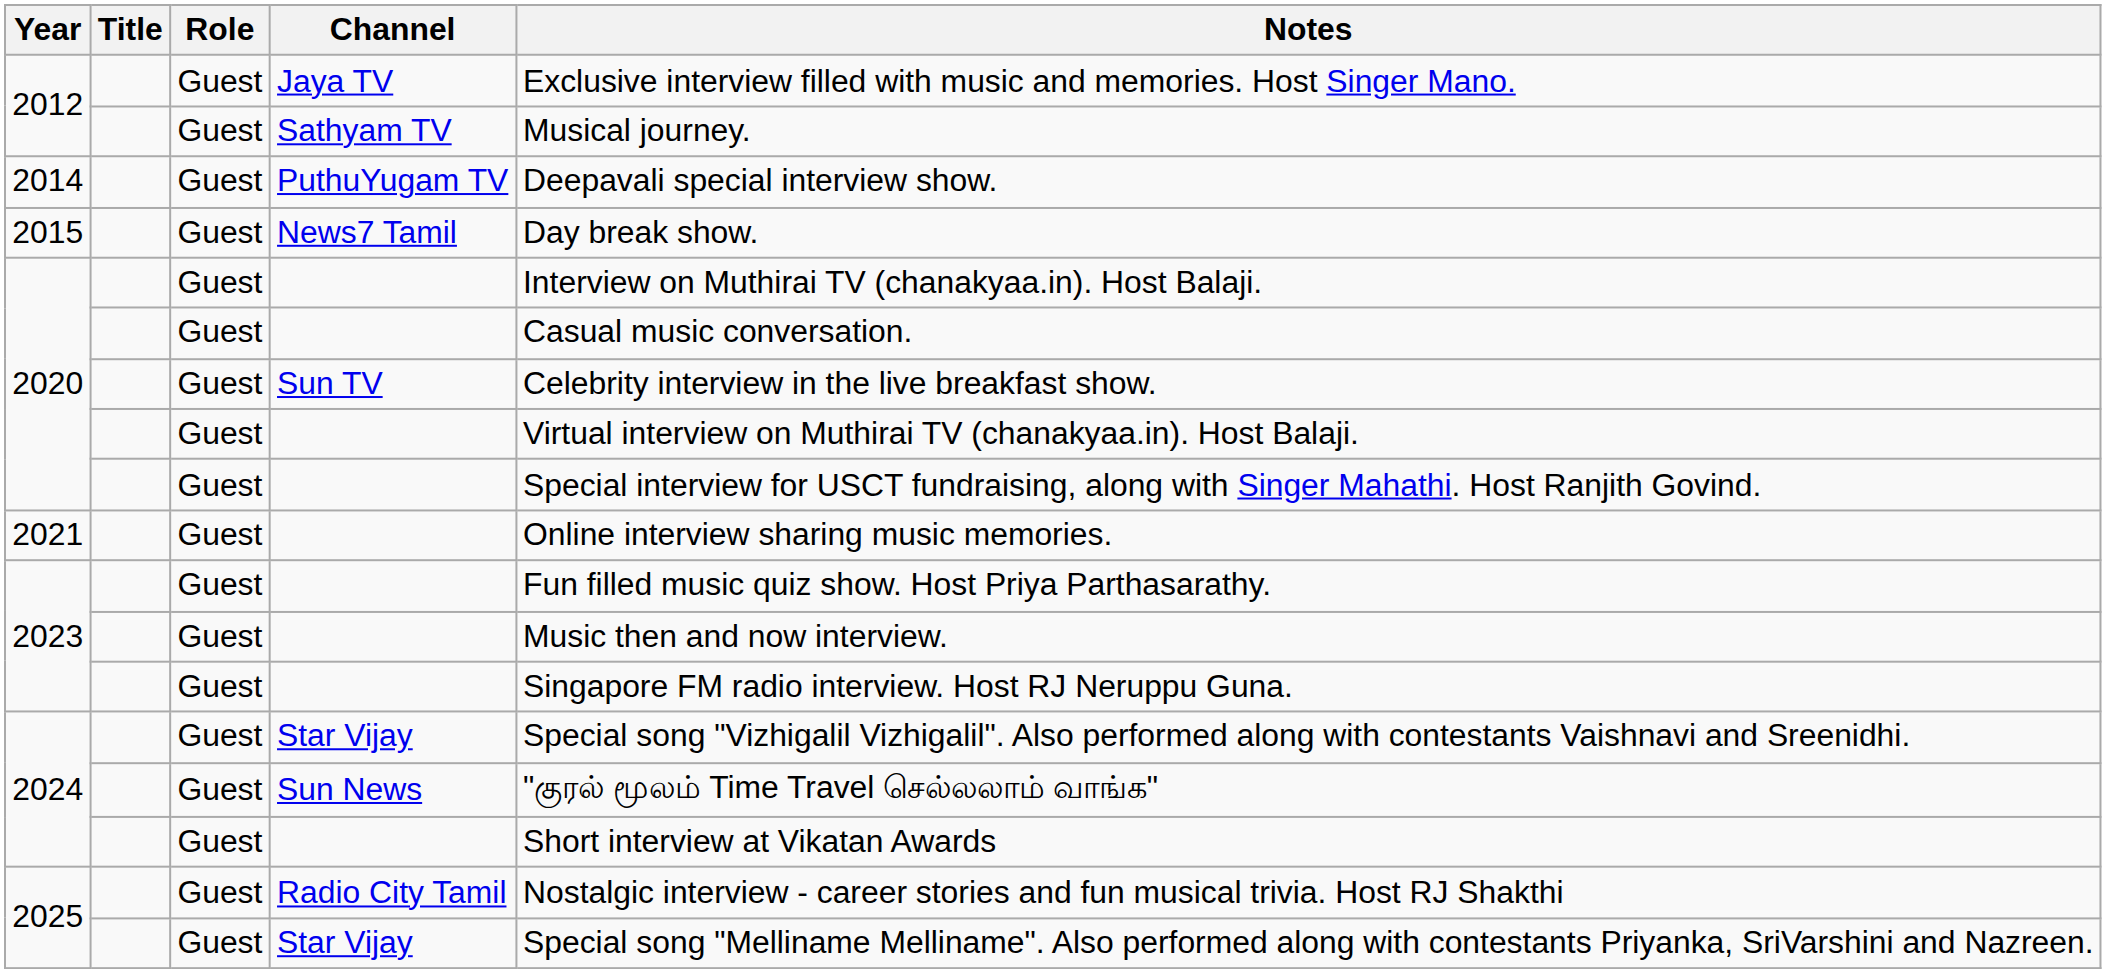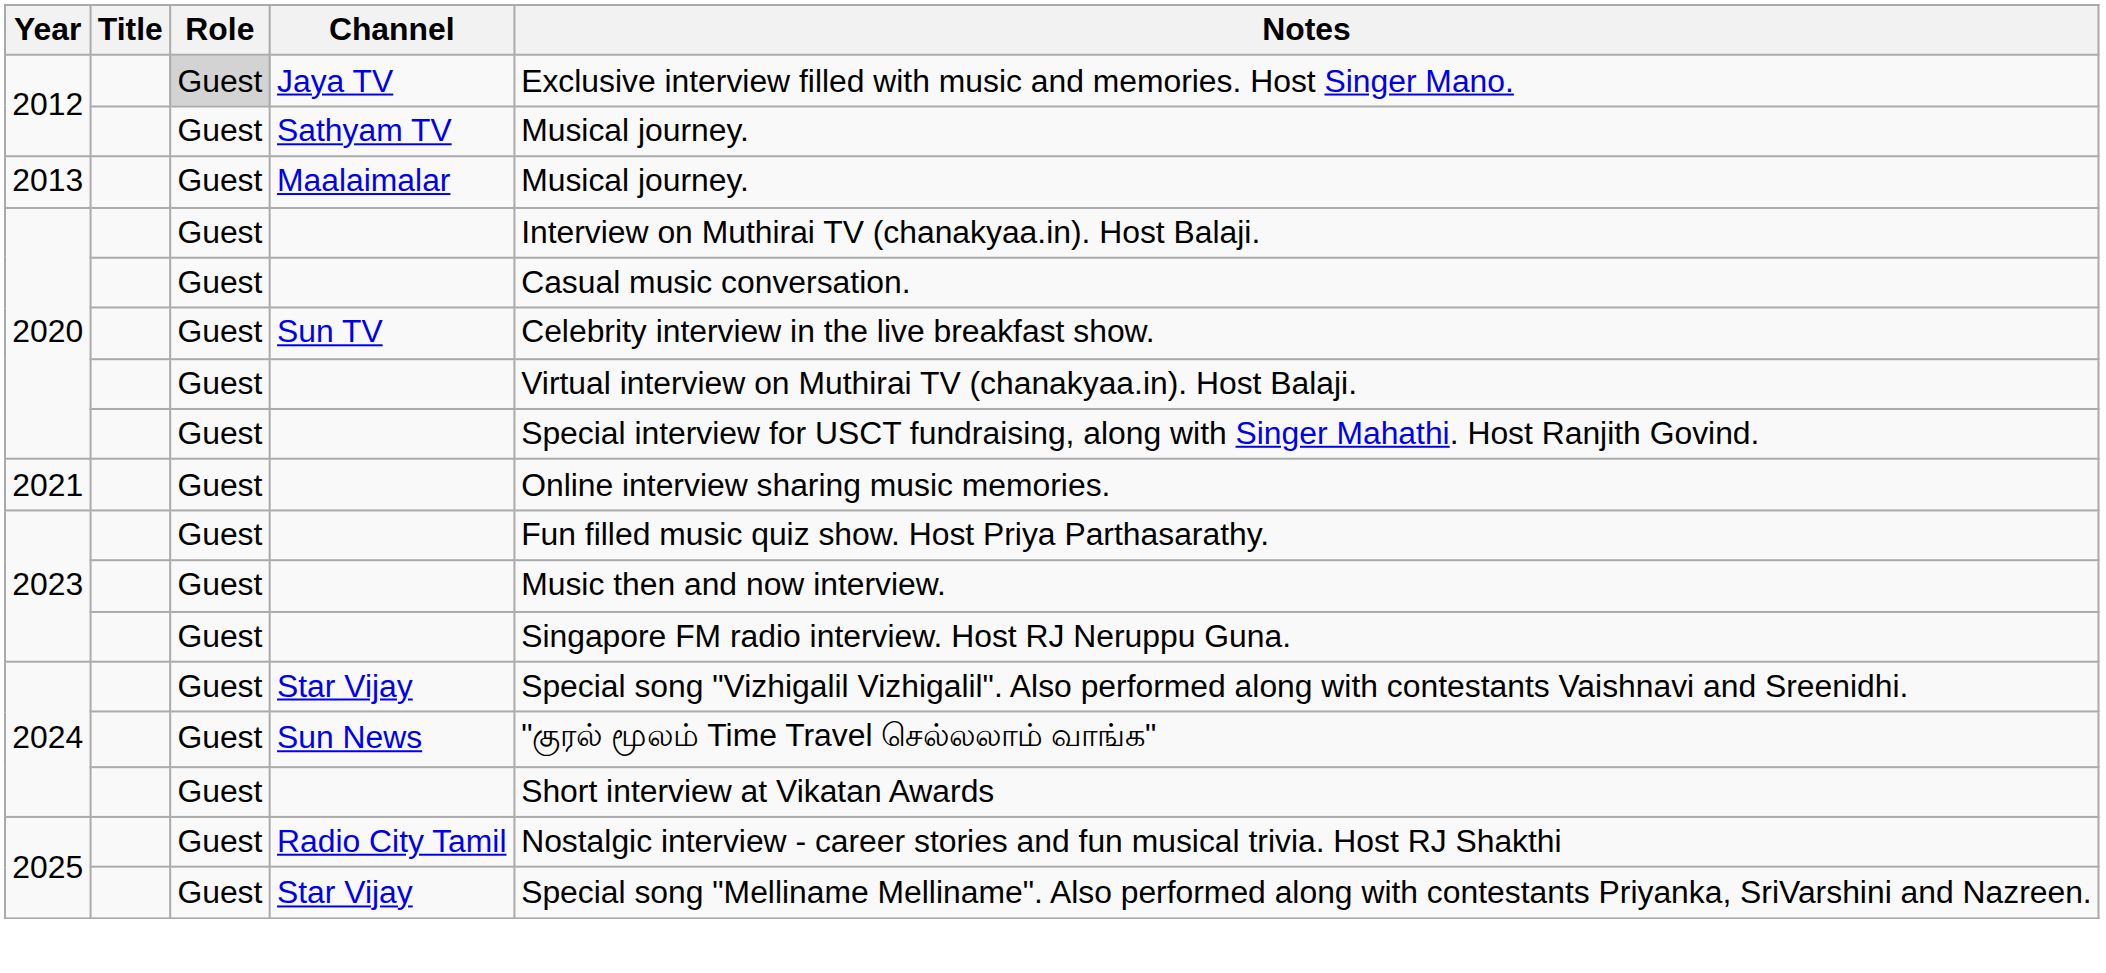(220, 80) no background -> (220, 80) lightgrey background
+ row: (48, 181)
- row: (48, 181)
- row: (48, 231)
